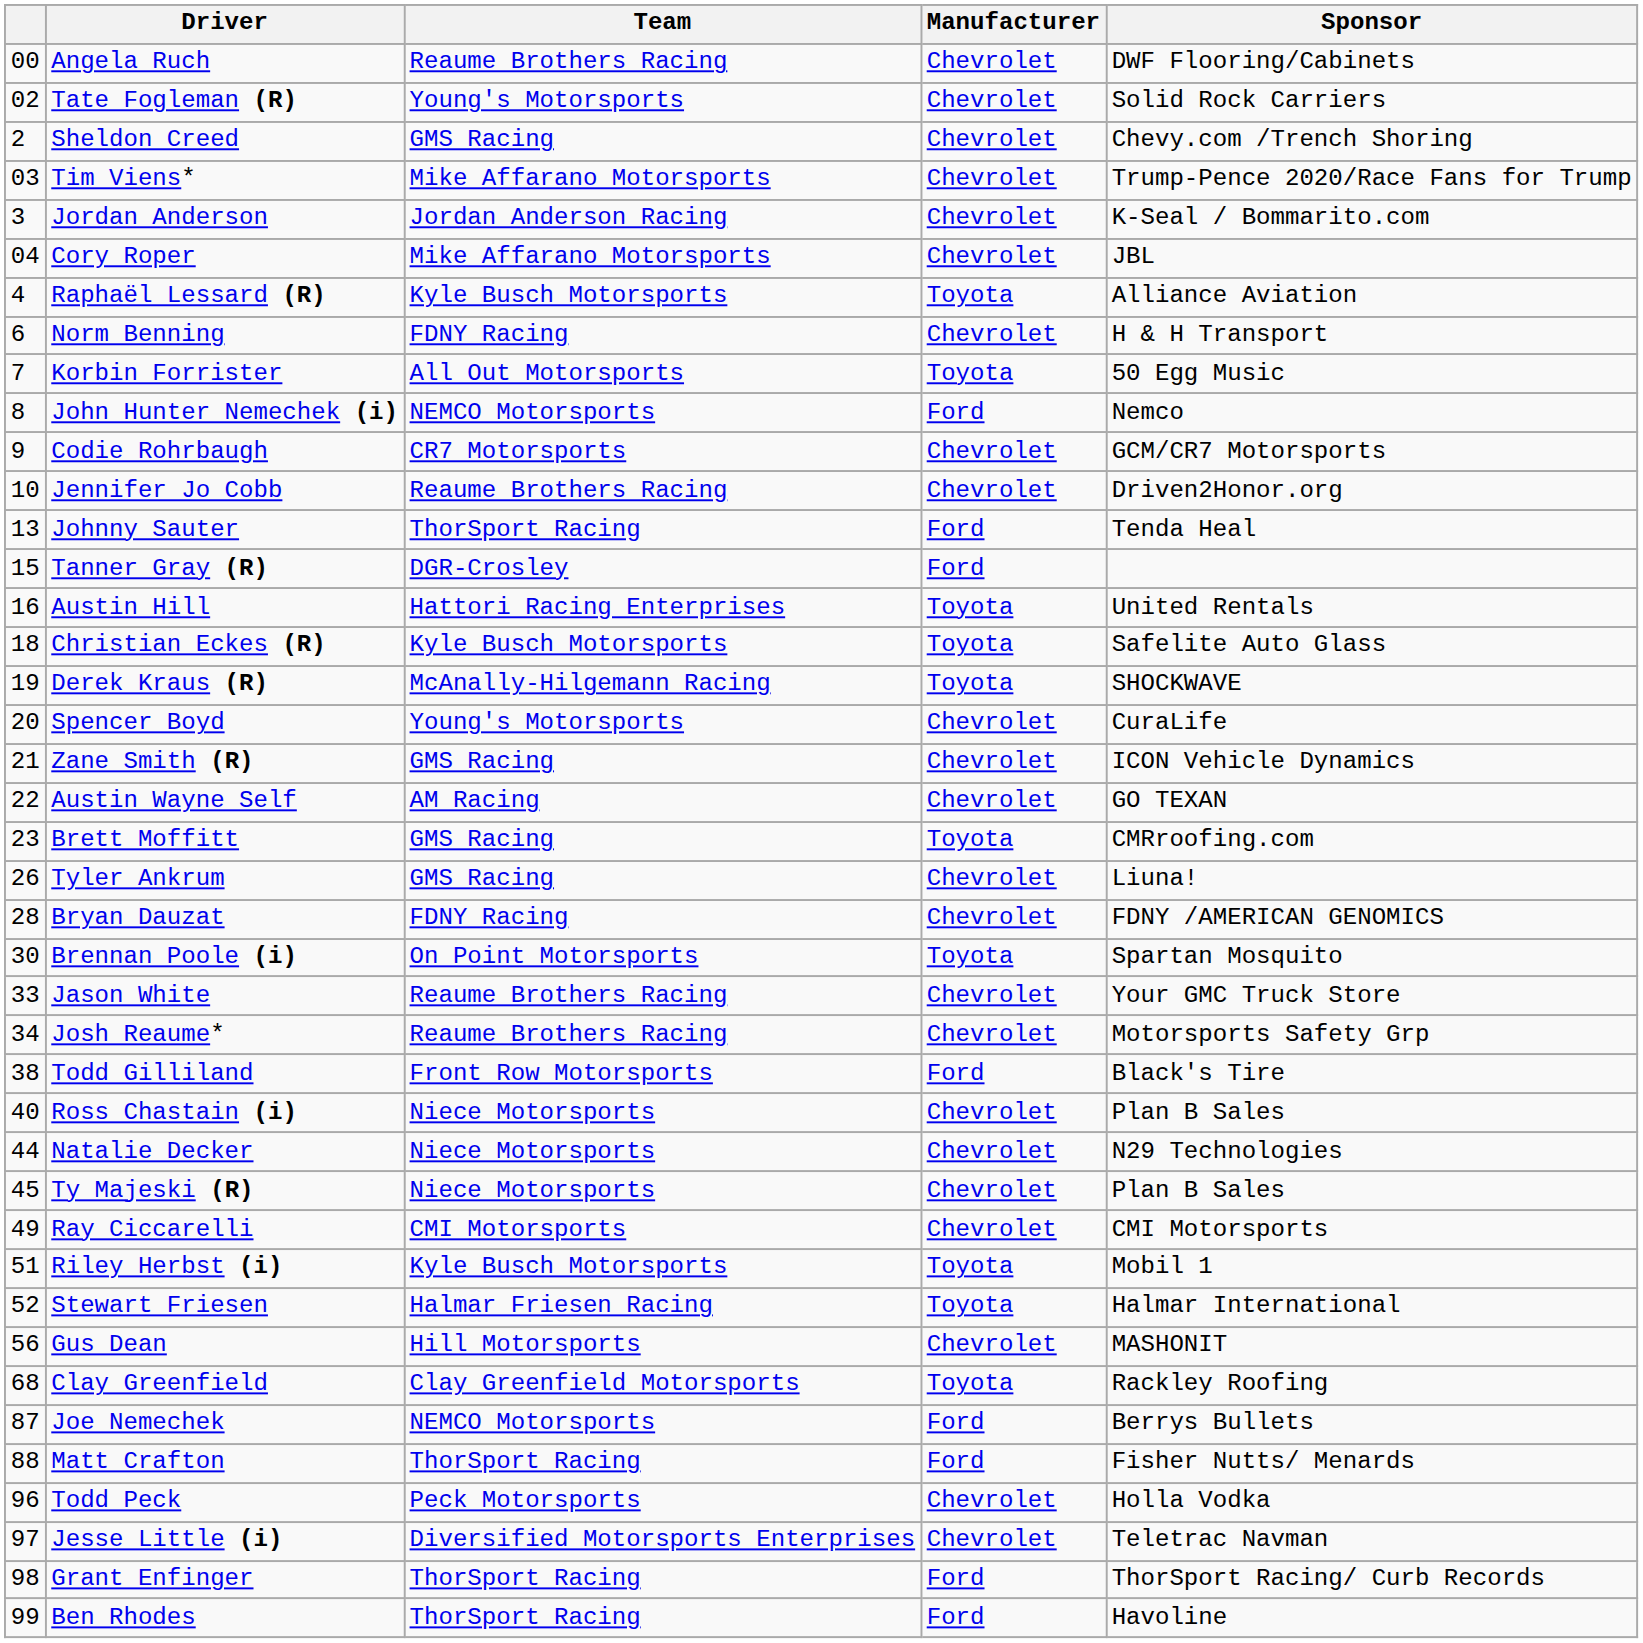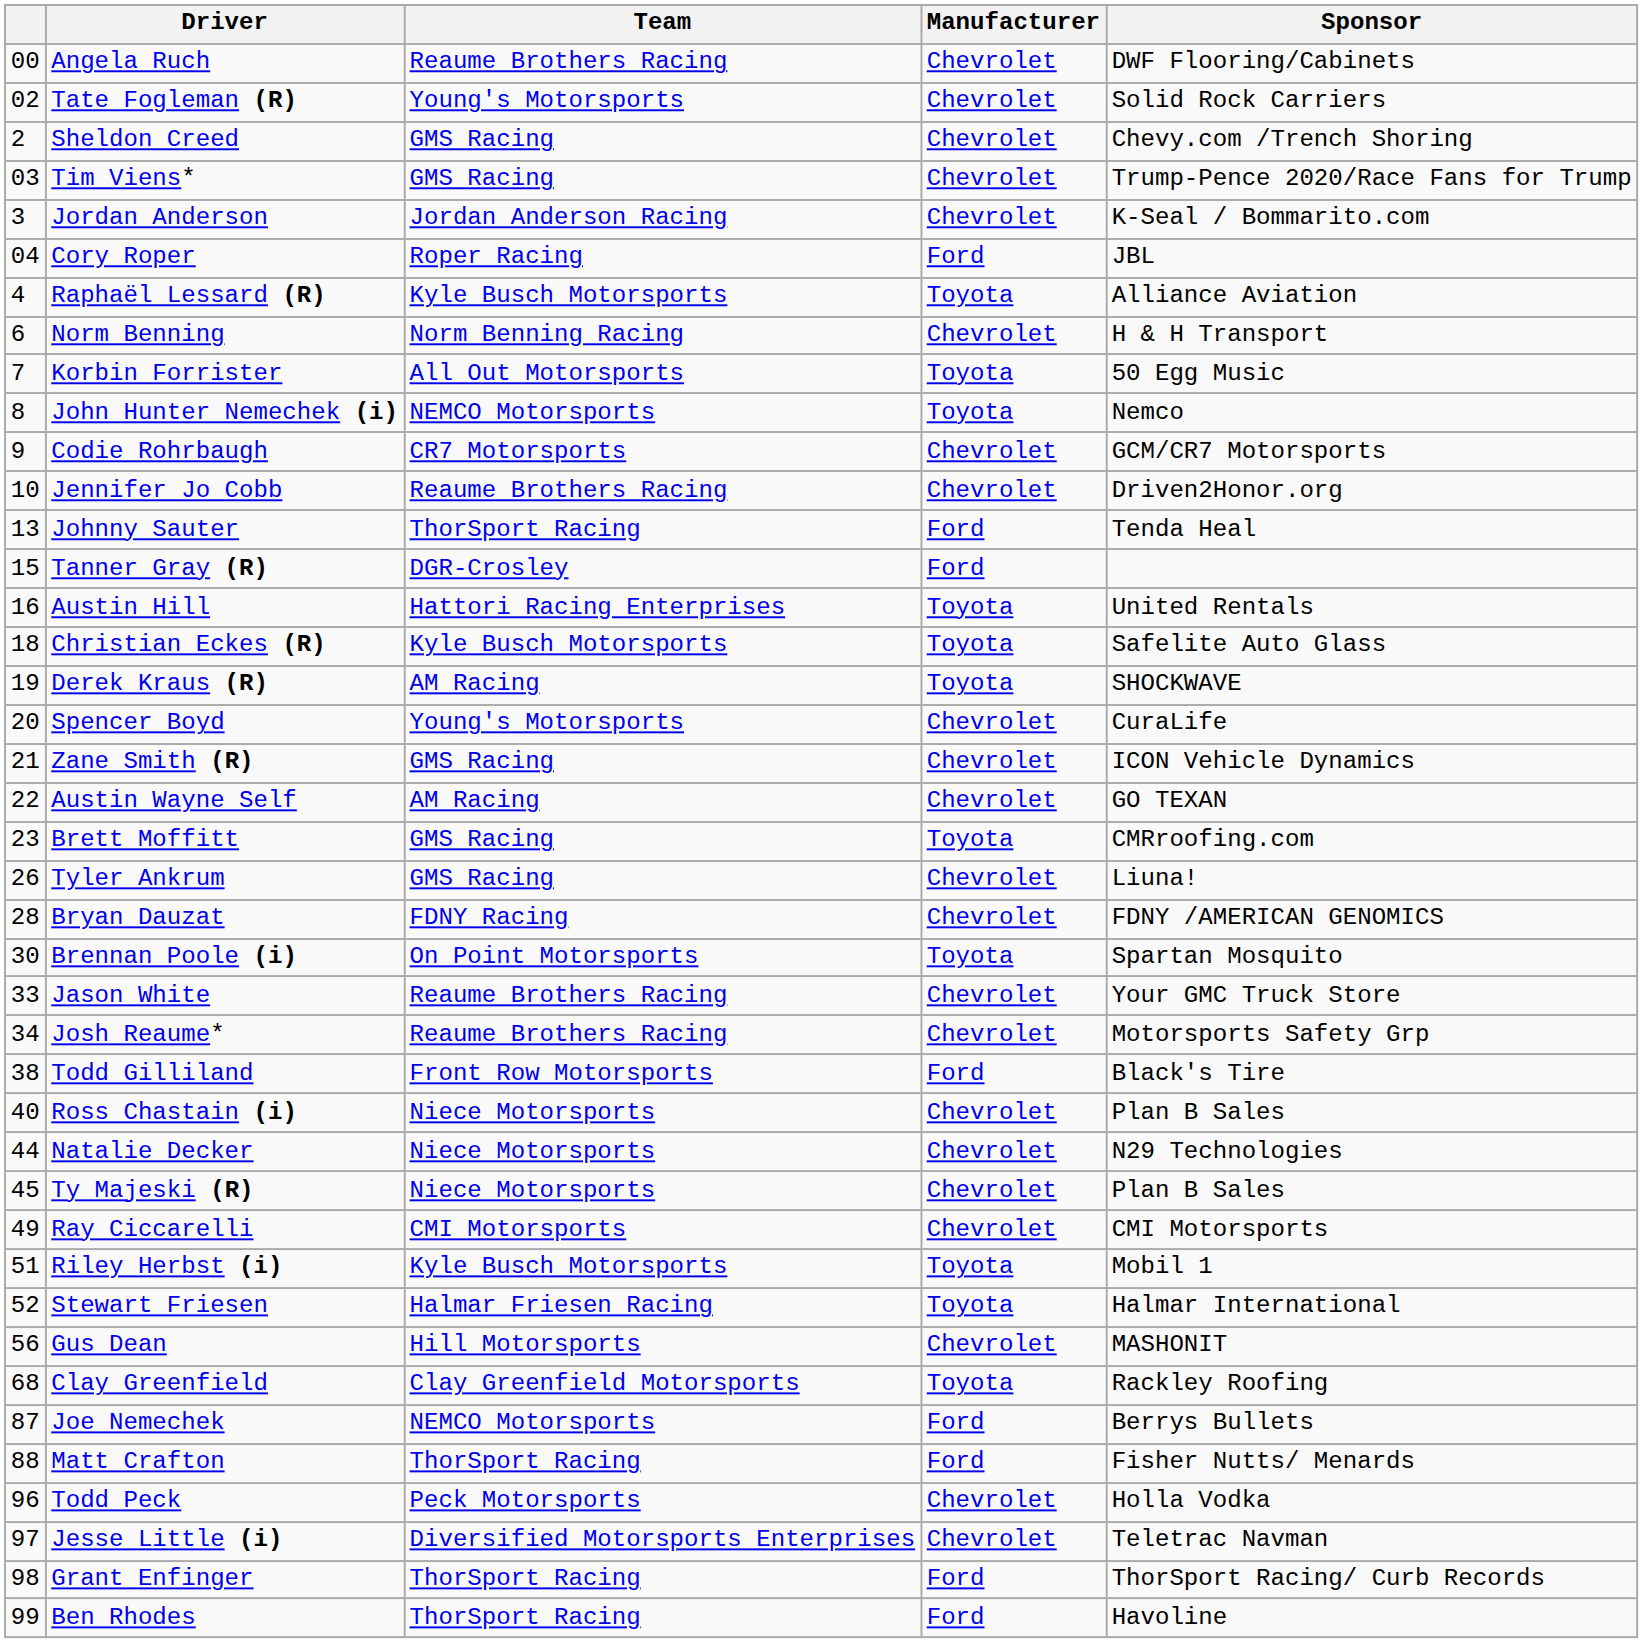(590, 180) Mike Affarano Motorsports -> (482, 180) GMS Racing
(590, 258) Mike Affarano Motorsports -> (496, 258) Roper Racing
(992, 258) Chevrolet -> (956, 258) Ford
(489, 336) FDNY Racing -> (547, 336) Norm Benning Racing
(956, 414) Ford -> (970, 414) Toyota
(590, 686) McAnally-Hilgemann Racing -> (475, 686) AM Racing
